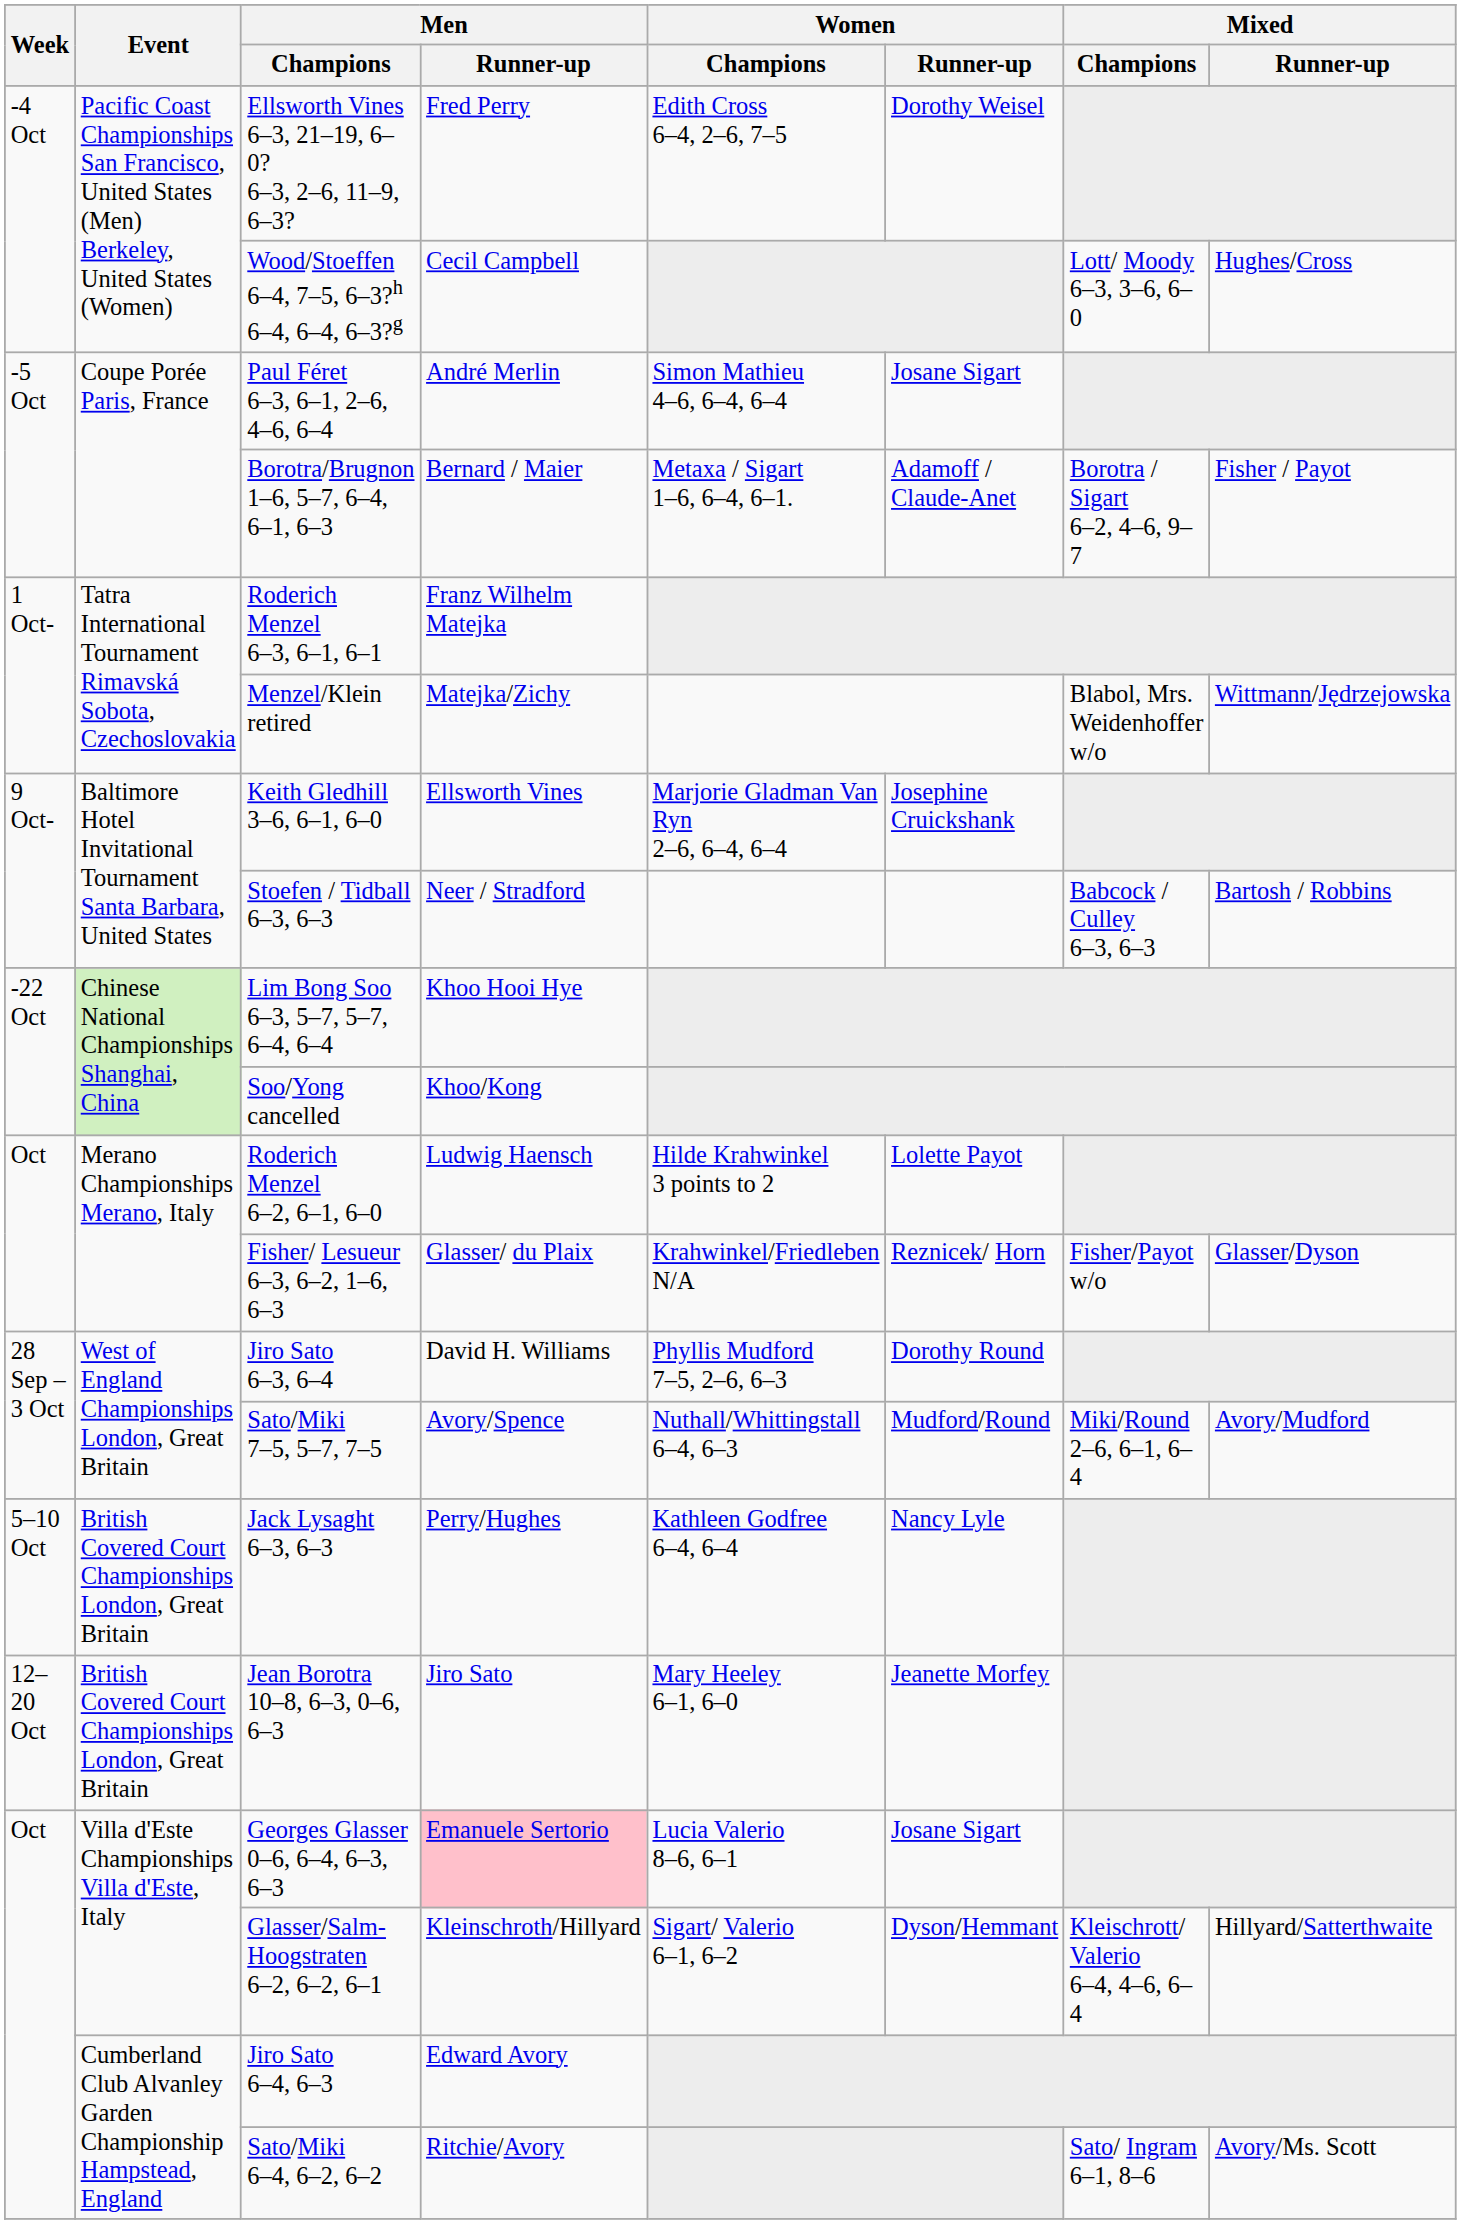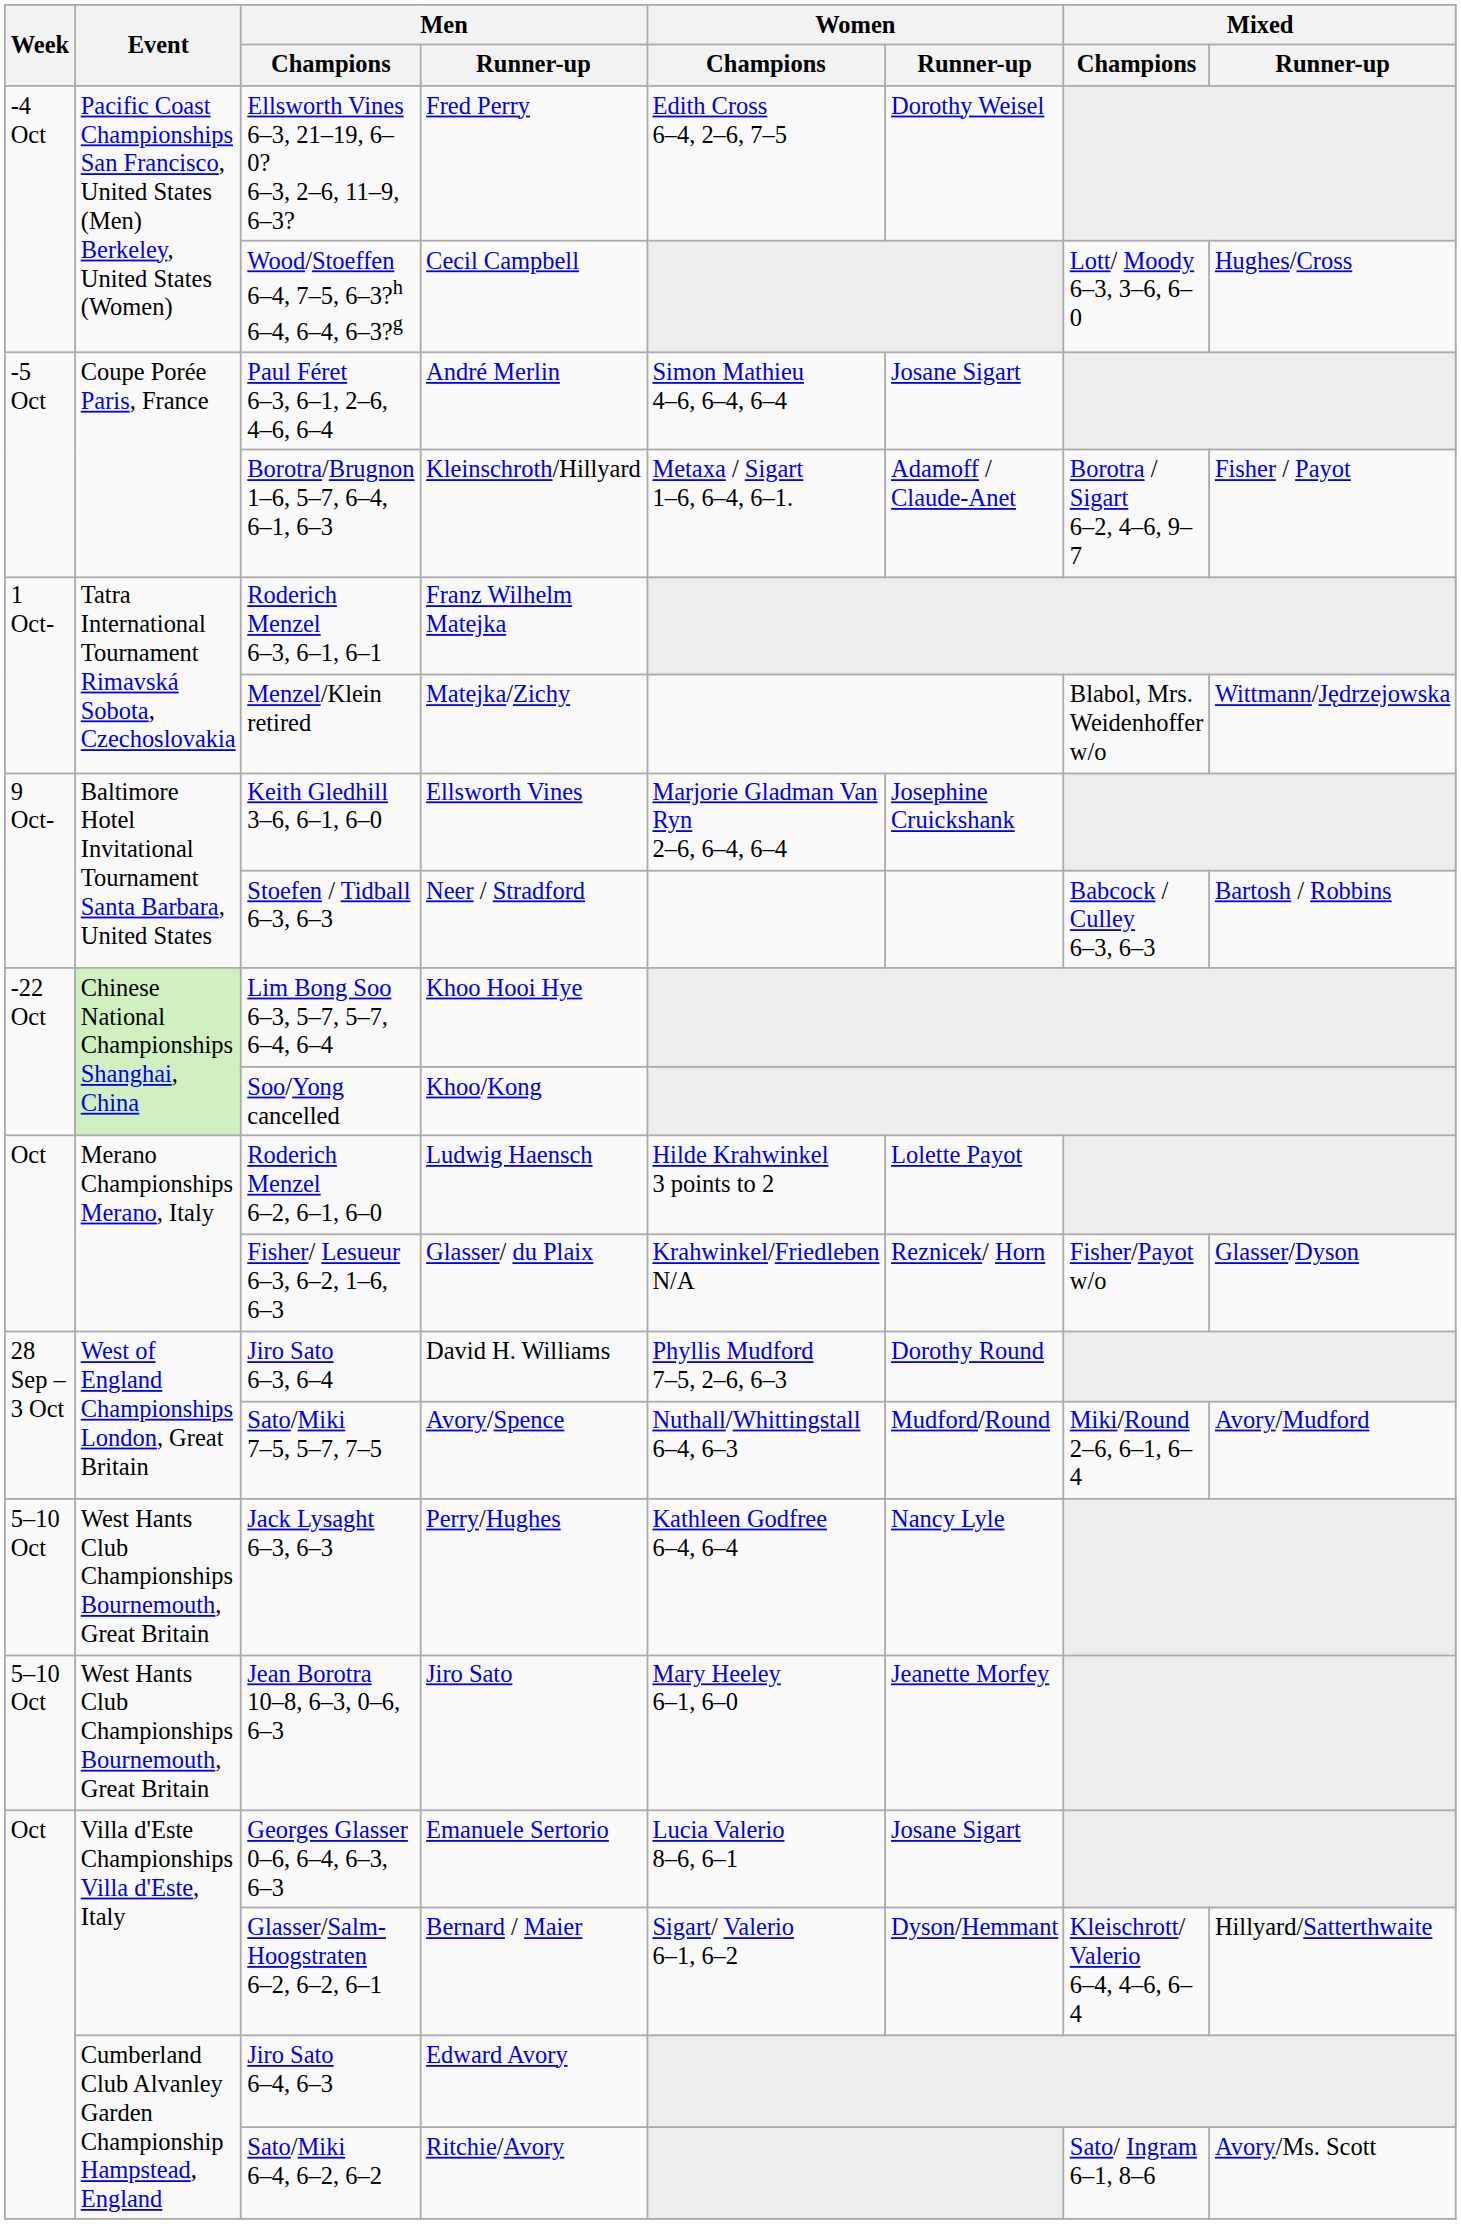(504, 469) Bernard / Maier -> (533, 469) Kleinschroth/Hillyard
(157, 1575) British Covered Court Championships London, Great Britain -> (157, 1575) West Hants Club Championships Bournemouth, Great Britain
(29, 1702) 12–20 Oct -> (35, 1688) 5–10 Oct
(157, 1731) British Covered Court Championships London, Great Britain -> (157, 1731) West Hants Club Championships Bournemouth, Great Britain
(517, 1829) pink background -> (517, 1829) no background
(533, 1927) Kleinschroth/Hillyard -> (504, 1927) Bernard / Maier
